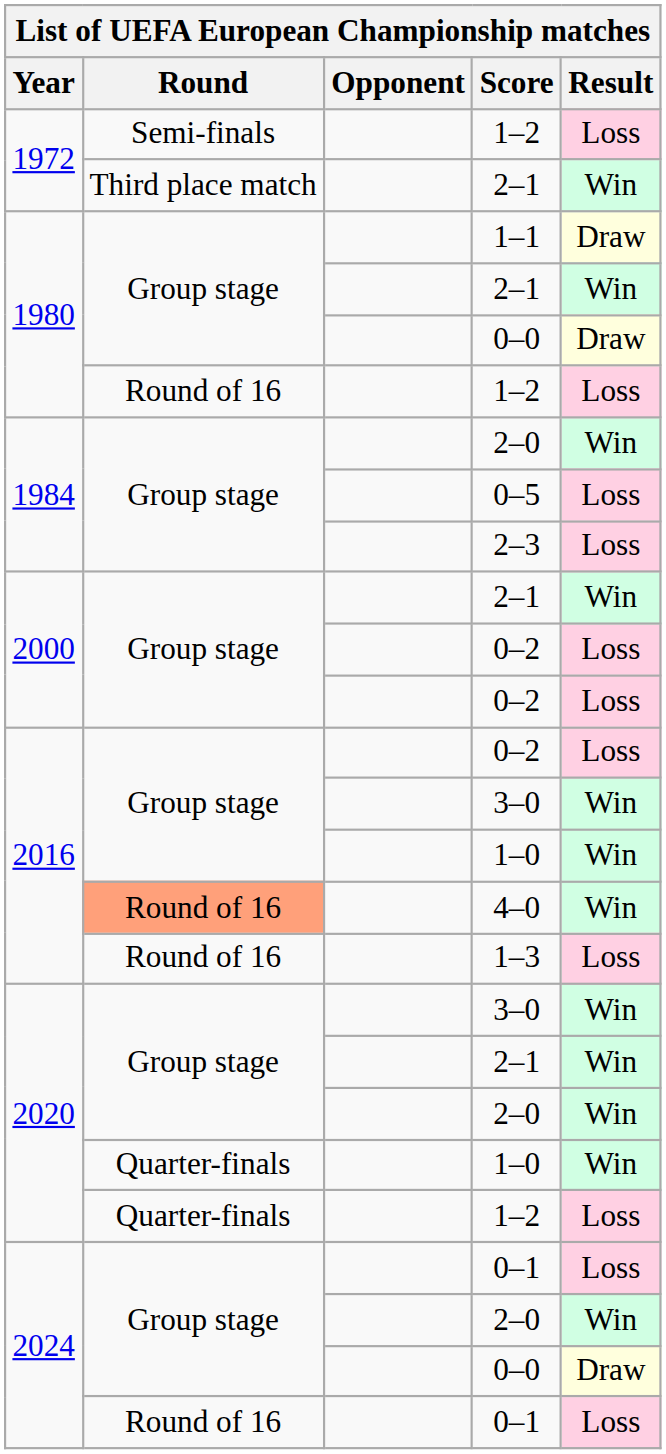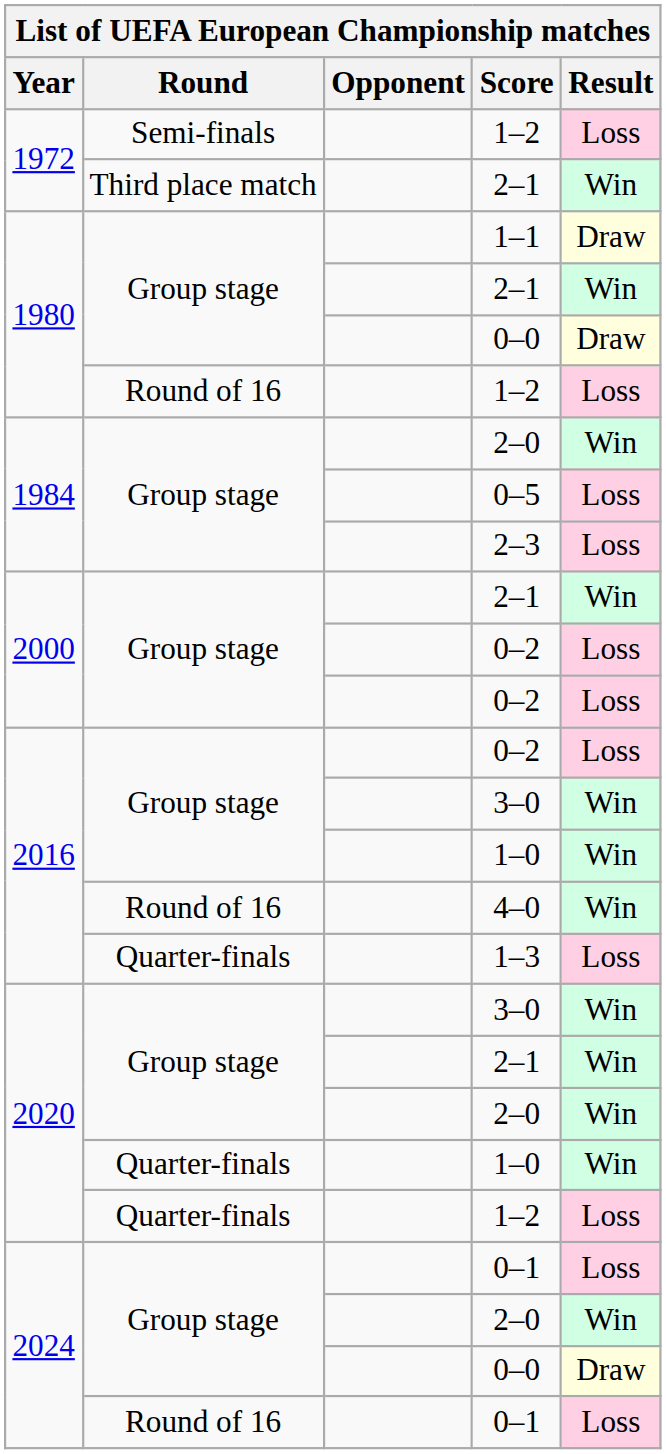(203, 906) lightsalmon background -> (203, 906) no background
(203, 958) Round of 16 -> (203, 958) Quarter-finals
